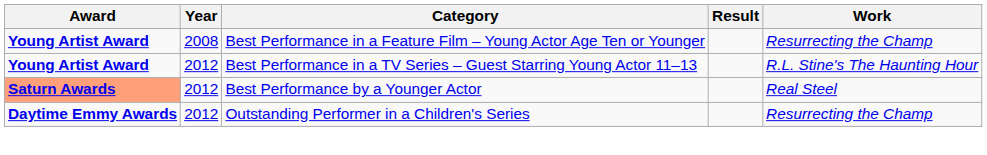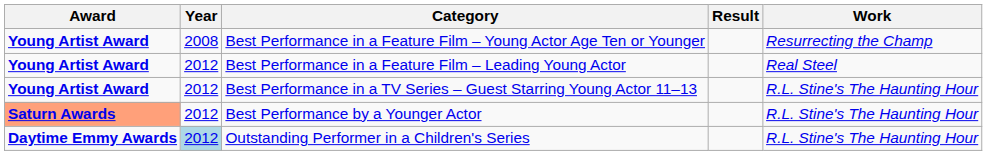+ row: (426, 65)
(802, 89) Real Steel -> (872, 114) R.L. Stine's The Haunting Hour
(201, 114) no background -> (201, 138) lightblue background
(849, 114) Resurrecting the Champ -> (872, 138) R.L. Stine's The Haunting Hour
